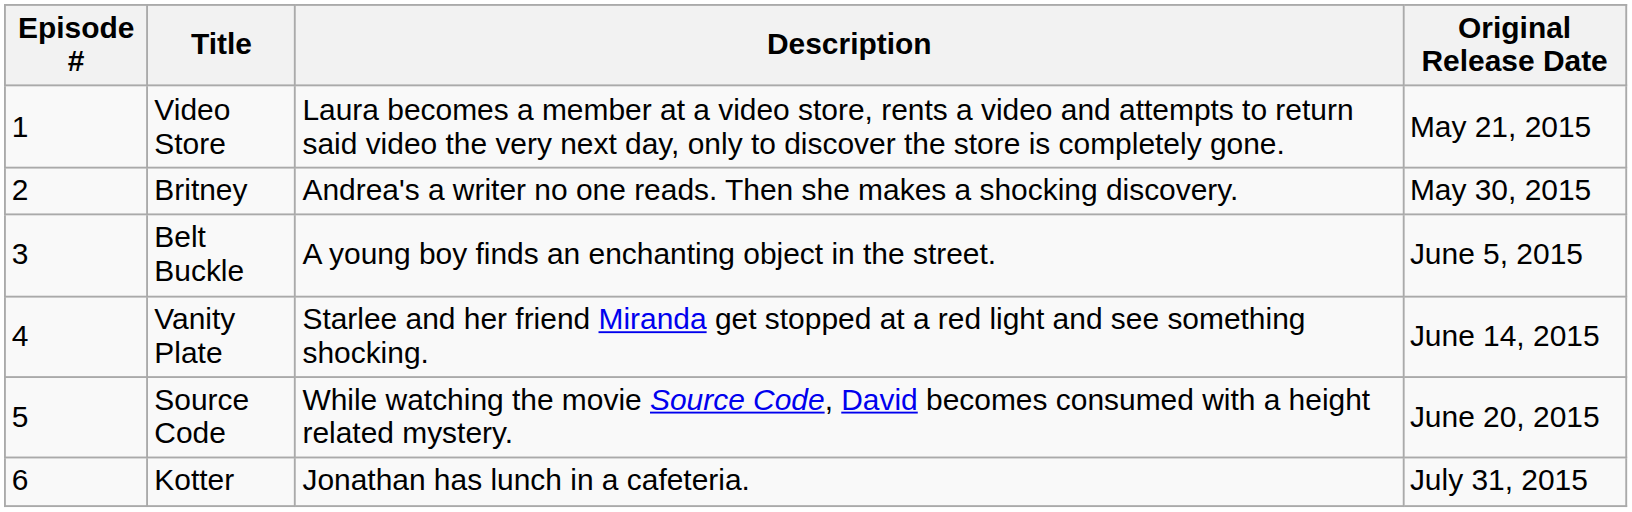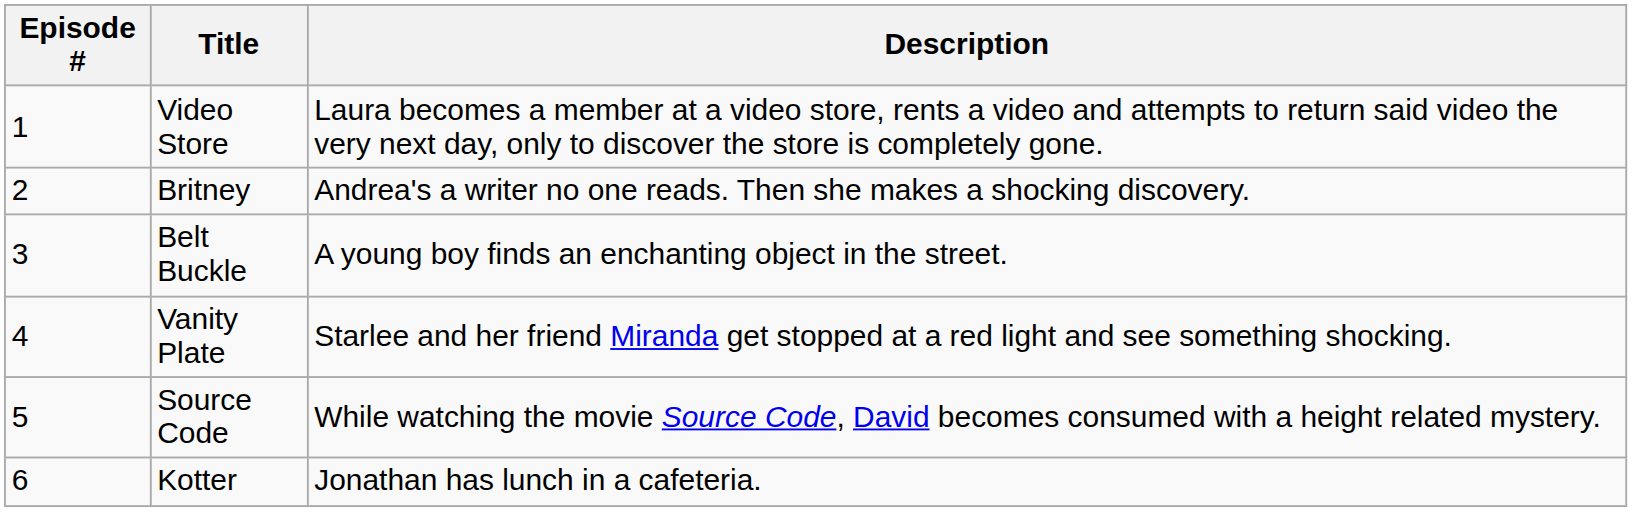- column: (1515, 45)
